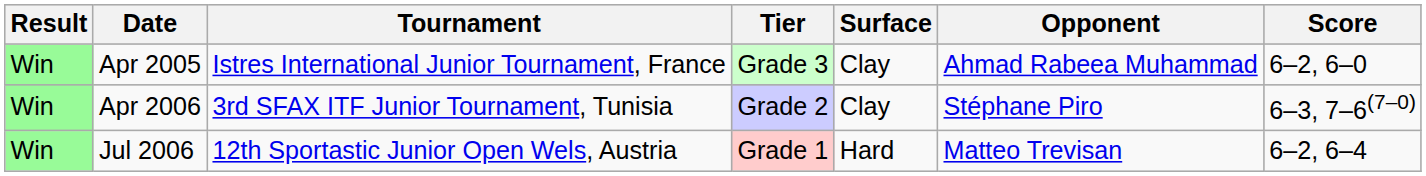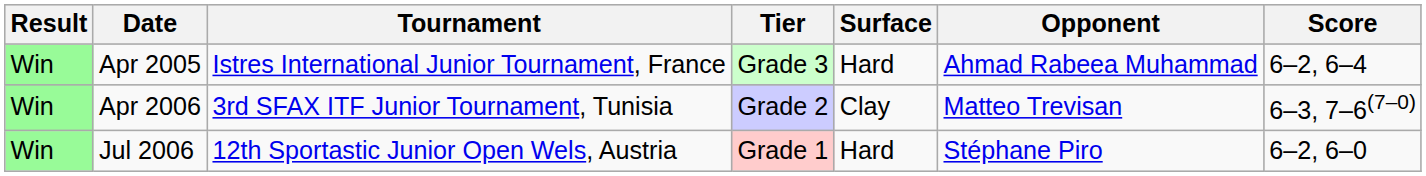(865, 64) Clay -> (867, 64) Hard
(1318, 64) 6–2, 6–0 -> (1318, 64) 6–2, 6–4
(1023, 107) Stéphane Piro -> (1033, 107) Matteo Trevisan
(1033, 150) Matteo Trevisan -> (1023, 150) Stéphane Piro
(1318, 150) 6–2, 6–4 -> (1318, 150) 6–2, 6–0
